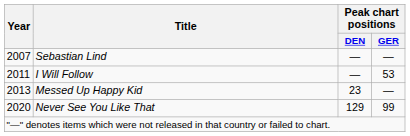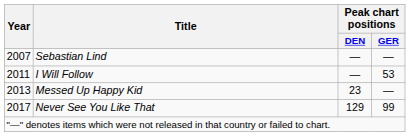(19, 108) 2020 -> (19, 108) 2017
